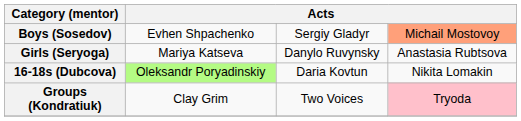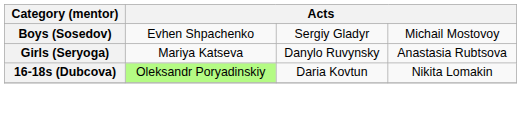(452, 33) lightsalmon background -> (452, 33) no background
- row: (65, 99)
